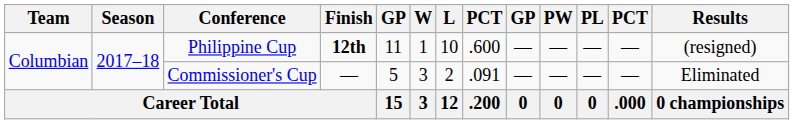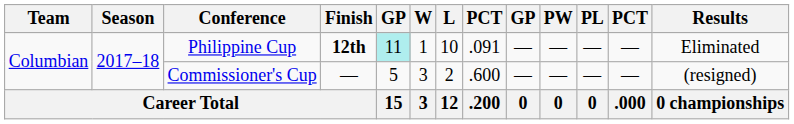(393, 47) no background -> (393, 47) paleturquoise background
(484, 47) .600 -> (484, 47) .091
(720, 47) (resigned) -> (720, 47) Eliminated
(484, 75) .091 -> (484, 75) .600
(720, 75) Eliminated -> (720, 75) (resigned)
